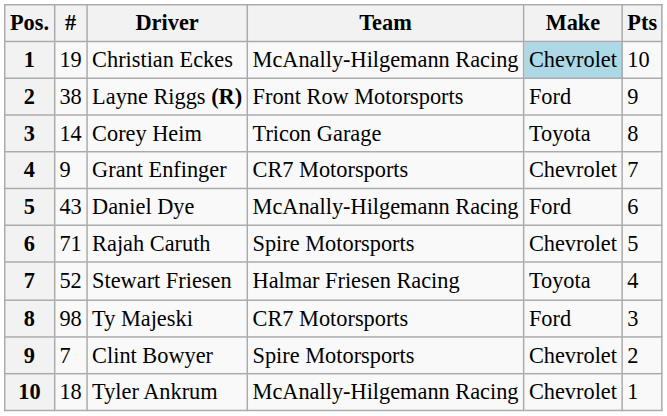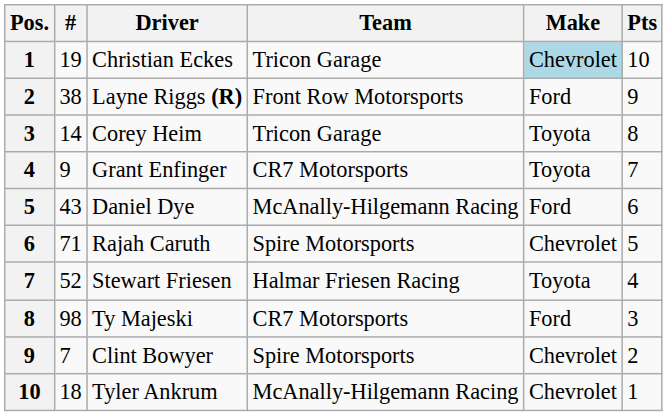(386, 59) McAnally-Hilgemann Racing -> (317, 59) Tricon Garage
(573, 170) Chevrolet -> (560, 170) Toyota
